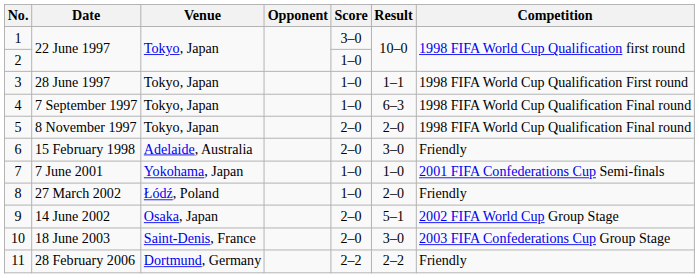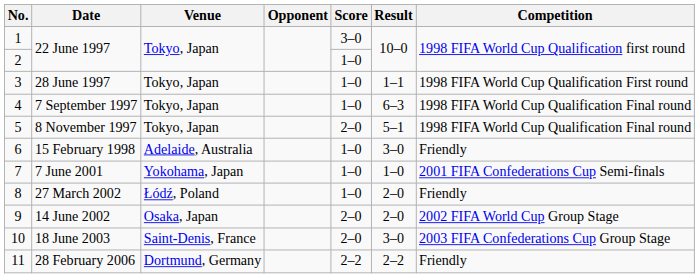(393, 127) 2–0 -> (393, 127) 5–1
(351, 149) 2–0 -> (351, 149) 1–0
(393, 216) 5–1 -> (393, 216) 2–0
